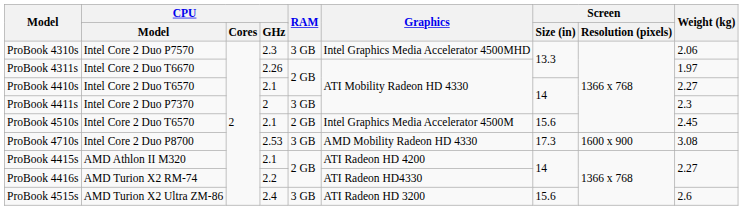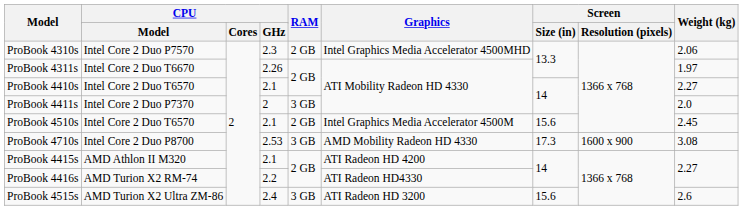(303, 50) 3 GB -> (303, 50) 2 GB
(685, 104) 2.3 -> (685, 104) 2.0
